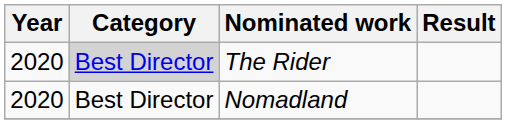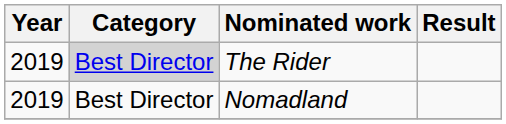(37, 61) 2020 -> (37, 61) 2019
(37, 99) 2020 -> (37, 99) 2019
